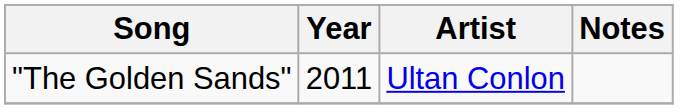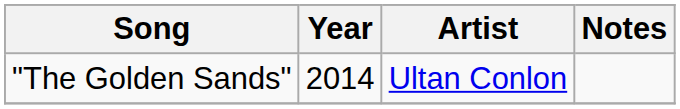(339, 77) 2011 -> (340, 77) 2014
